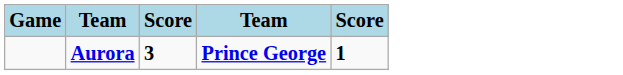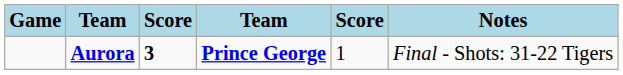+ column: (503, 20)
(341, 52) bold -> (341, 52) normal
